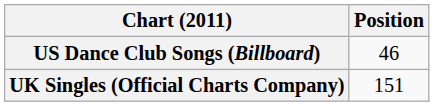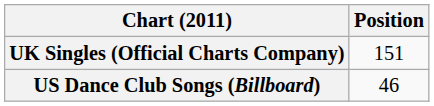rows swapped: (177, 85) <-> (177, 52)
